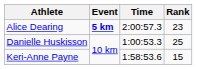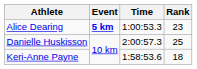(142, 27) 2:00:57.3 -> (142, 27) 1:00:53.3
(142, 42) 1:00:53.3 -> (142, 42) 2:00:57.3
(178, 57) 15 -> (178, 57) 18
